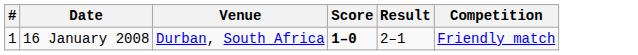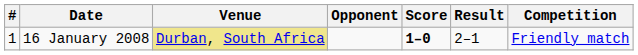+ column: (365, 16)
(240, 39) no background -> (240, 39) khaki background
